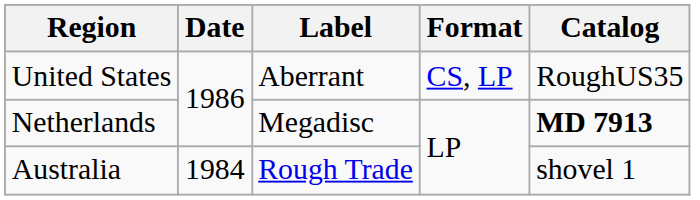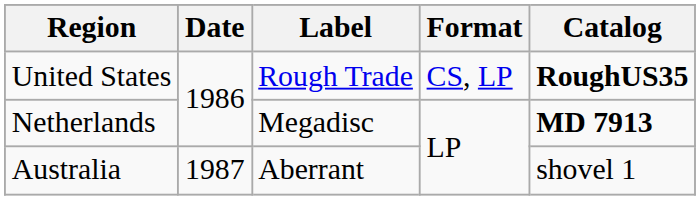(311, 75) Aberrant -> (336, 75) Rough Trade
(610, 75) normal -> (612, 75) bold
(215, 169) 1984 -> (215, 169) 1987
(336, 169) Rough Trade -> (311, 169) Aberrant
